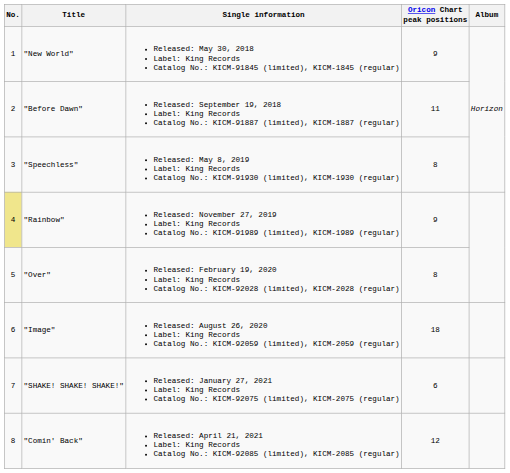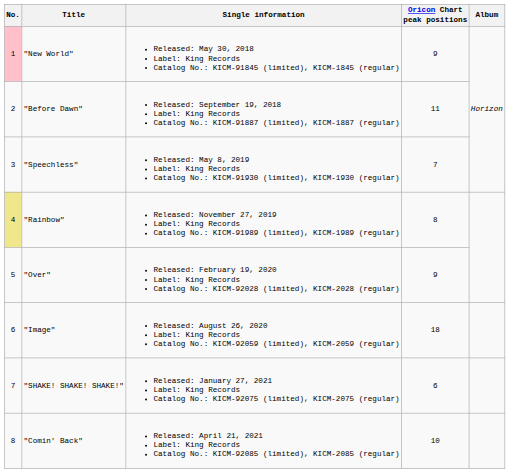(13, 54) no background -> (13, 54) pink background
(435, 164) 8 -> (435, 164) 7
(435, 219) 9 -> (435, 219) 8
(435, 275) 8 -> (435, 275) 9
(435, 440) 12 -> (435, 440) 10
